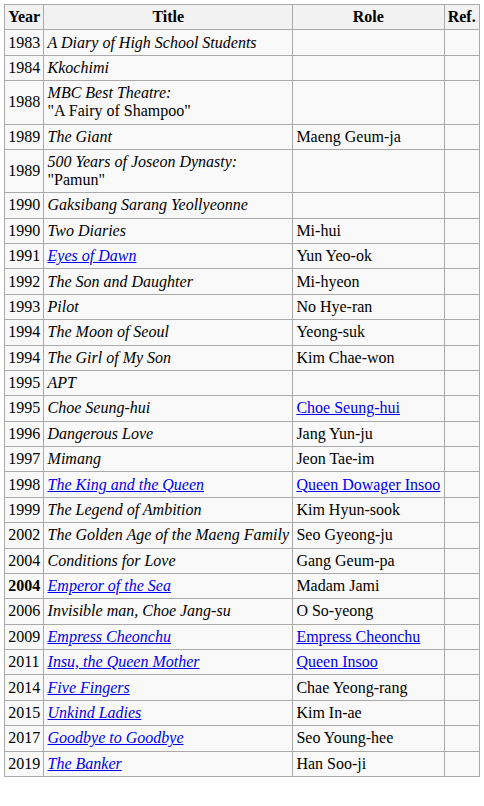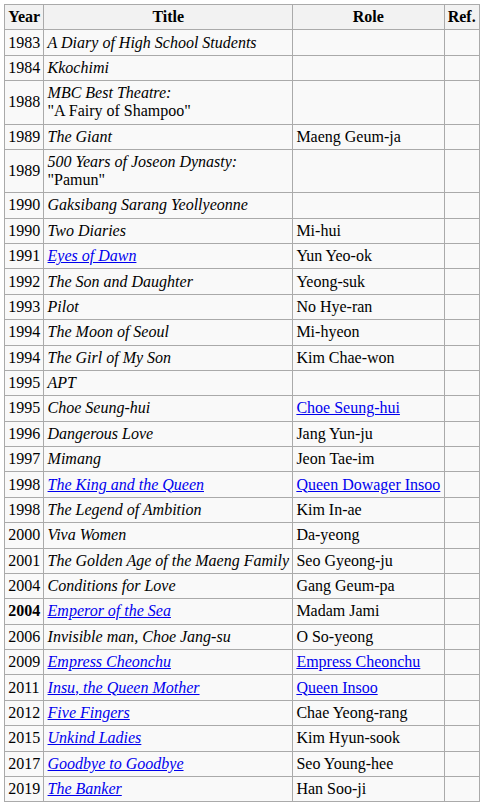(328, 281) Mi-hyeon -> (331, 281) Yeong-suk
(331, 332) Yeong-suk -> (328, 332) Mi-hyeon
(24, 509) 1999 -> (24, 509) 1998
(348, 509) Kim Hyun-sook -> (329, 509) Kim In-ae
+ row: (87, 535)
(24, 535) 2002 -> (24, 560) 2001
(24, 687) 2014 -> (24, 712) 2012
(329, 712) Kim In-ae -> (348, 738) Kim Hyun-sook
